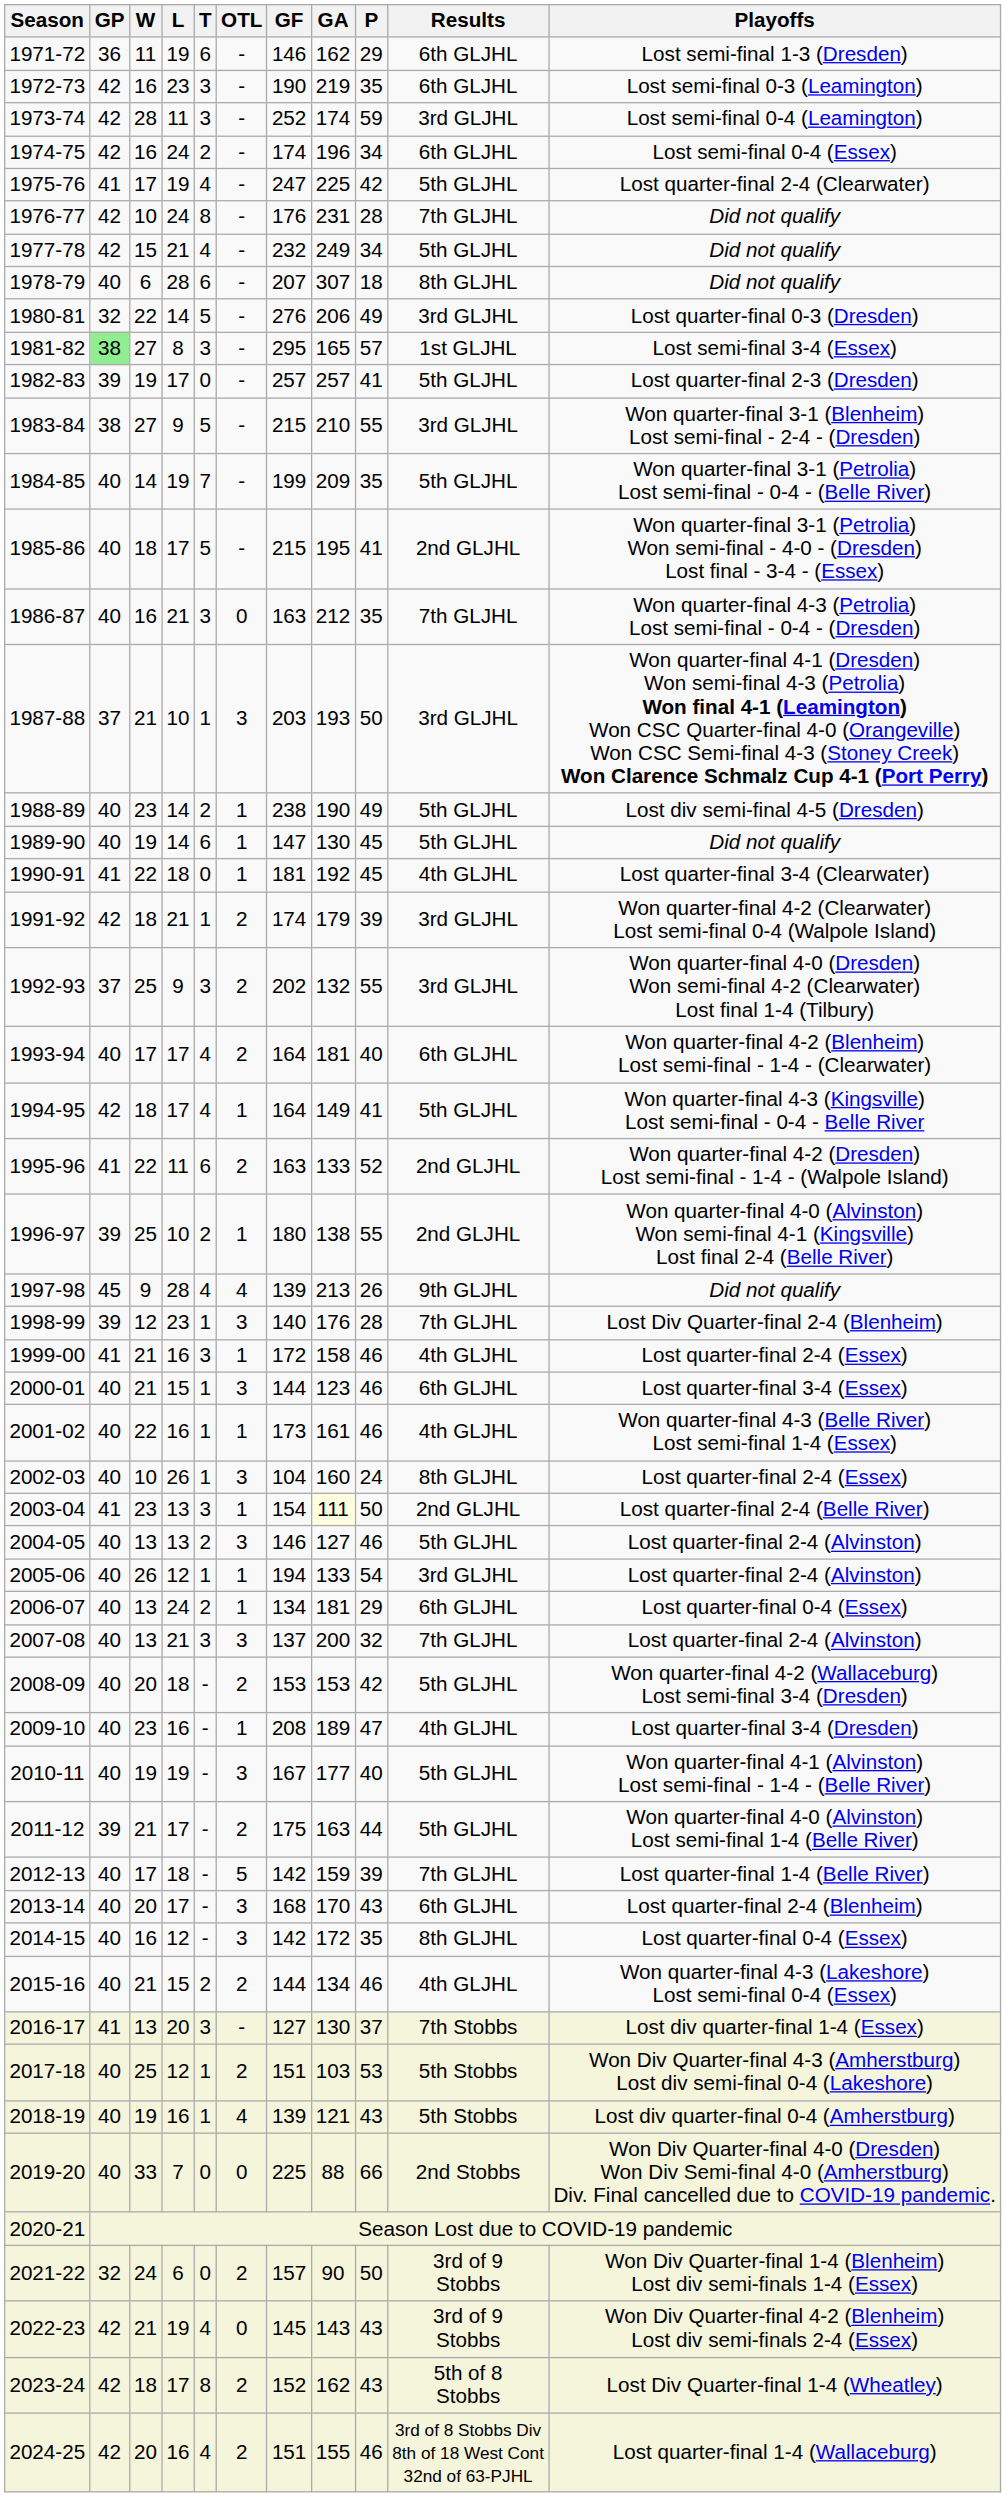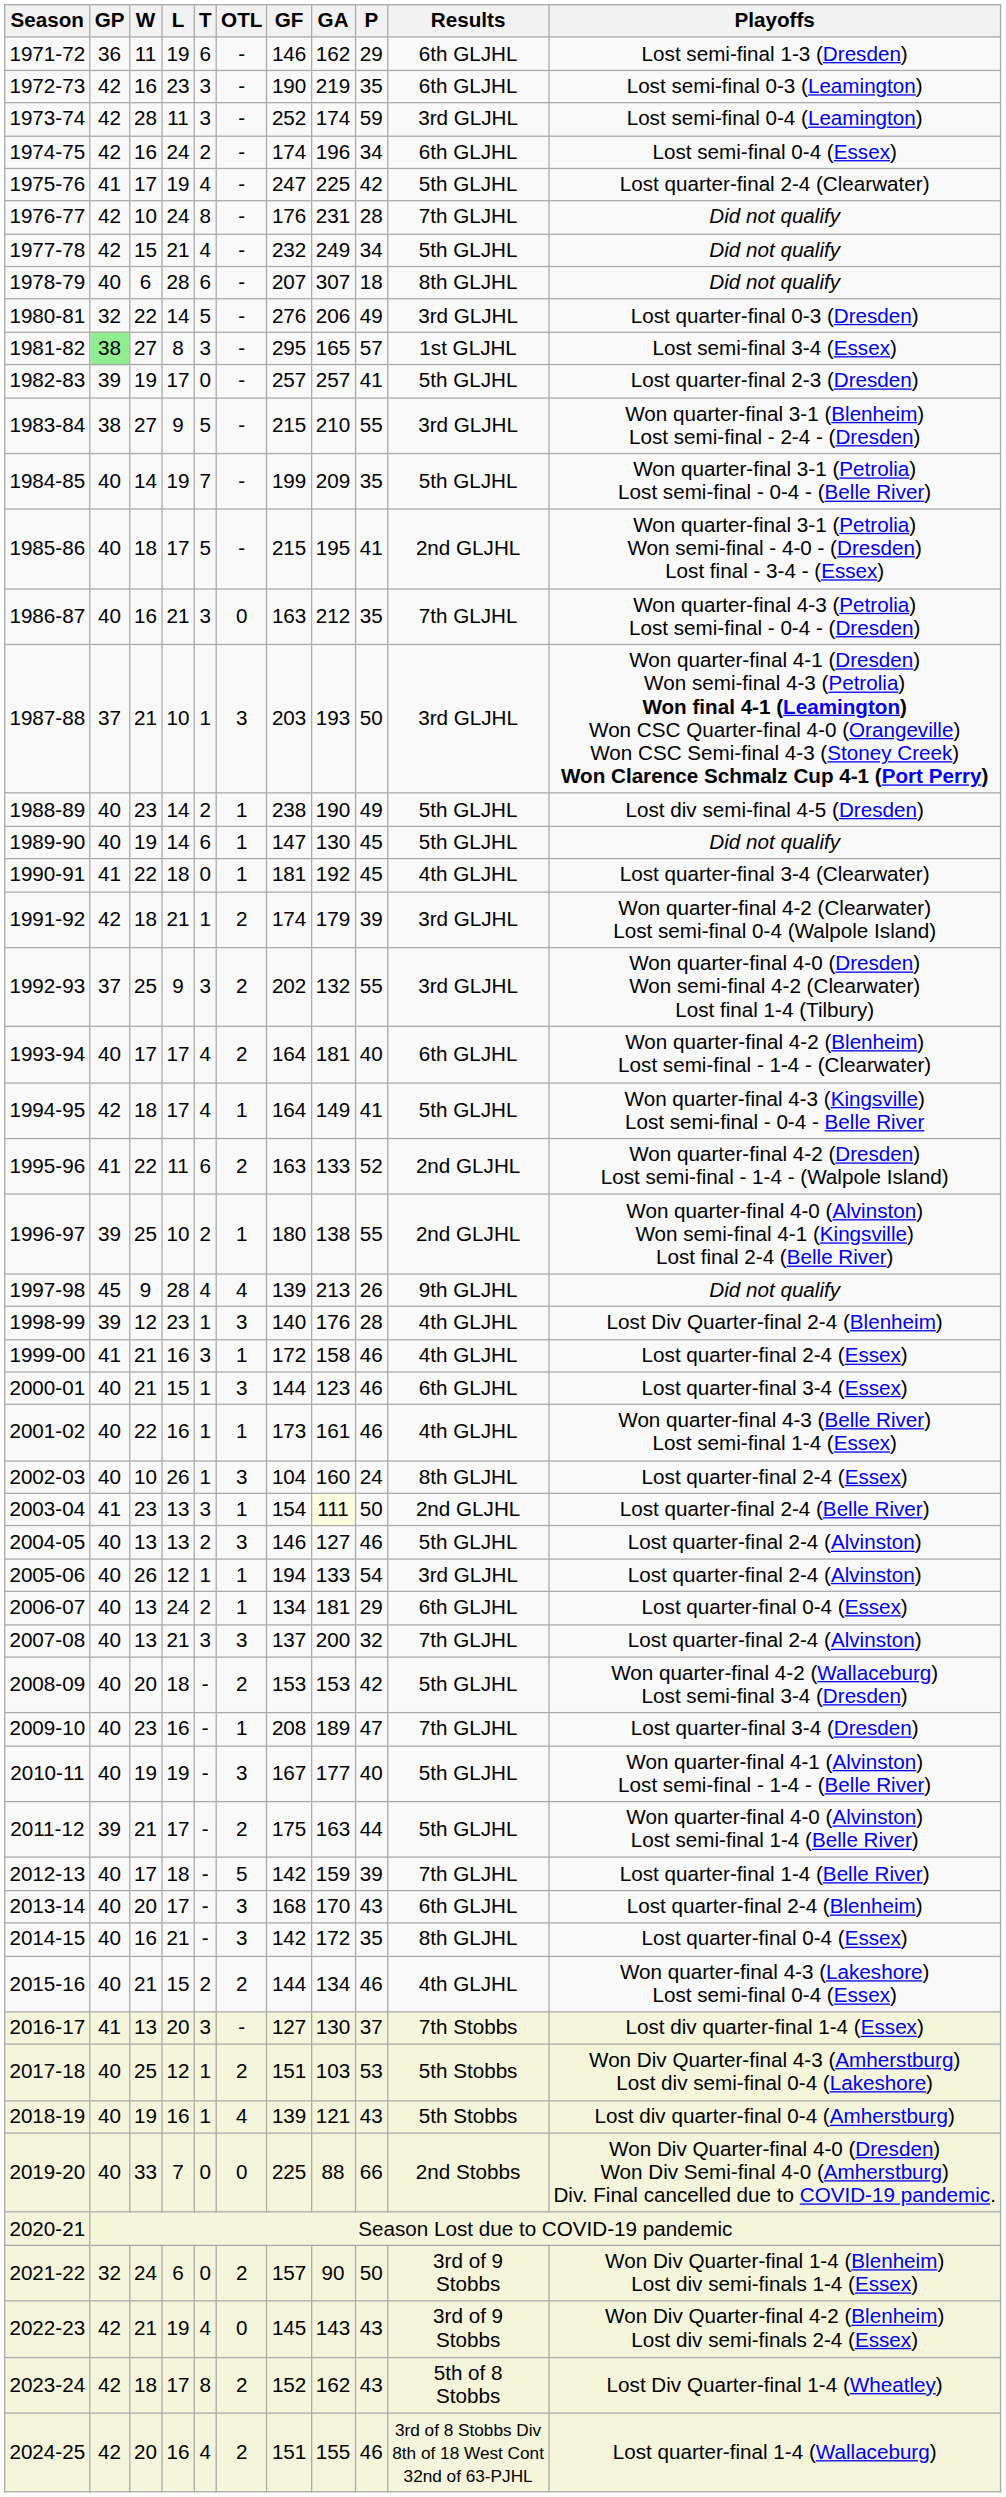(468, 1322) 7th GLJHL -> (468, 1322) 4th GLJHL
(468, 1729) 4th GLJHL -> (468, 1729) 7th GLJHL
(178, 1939) 12 -> (178, 1939) 21
